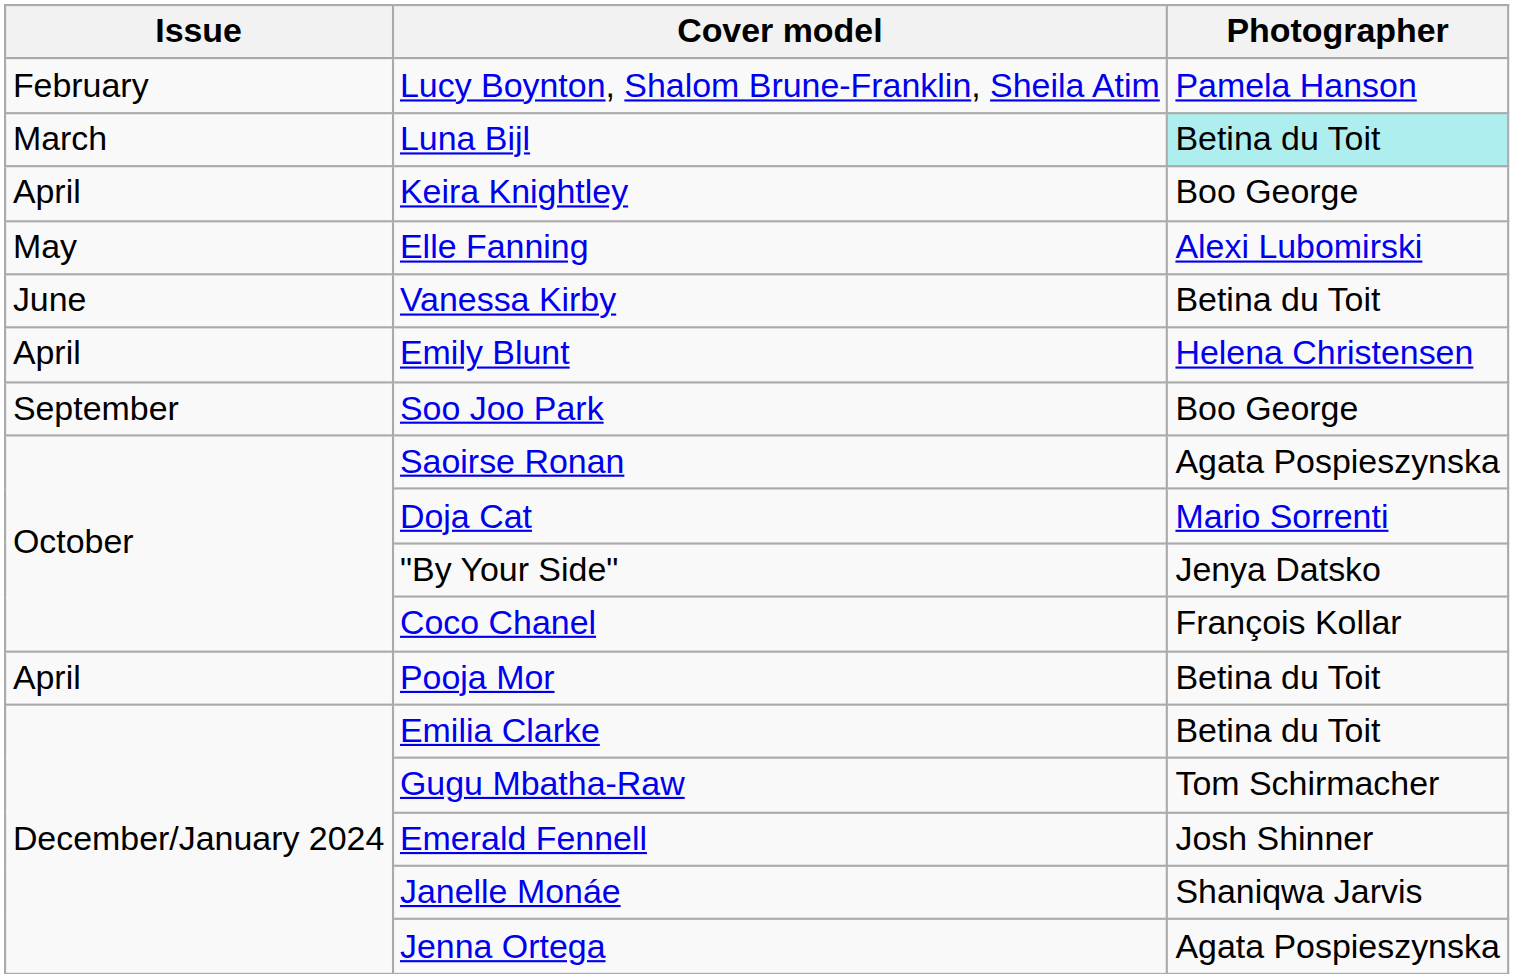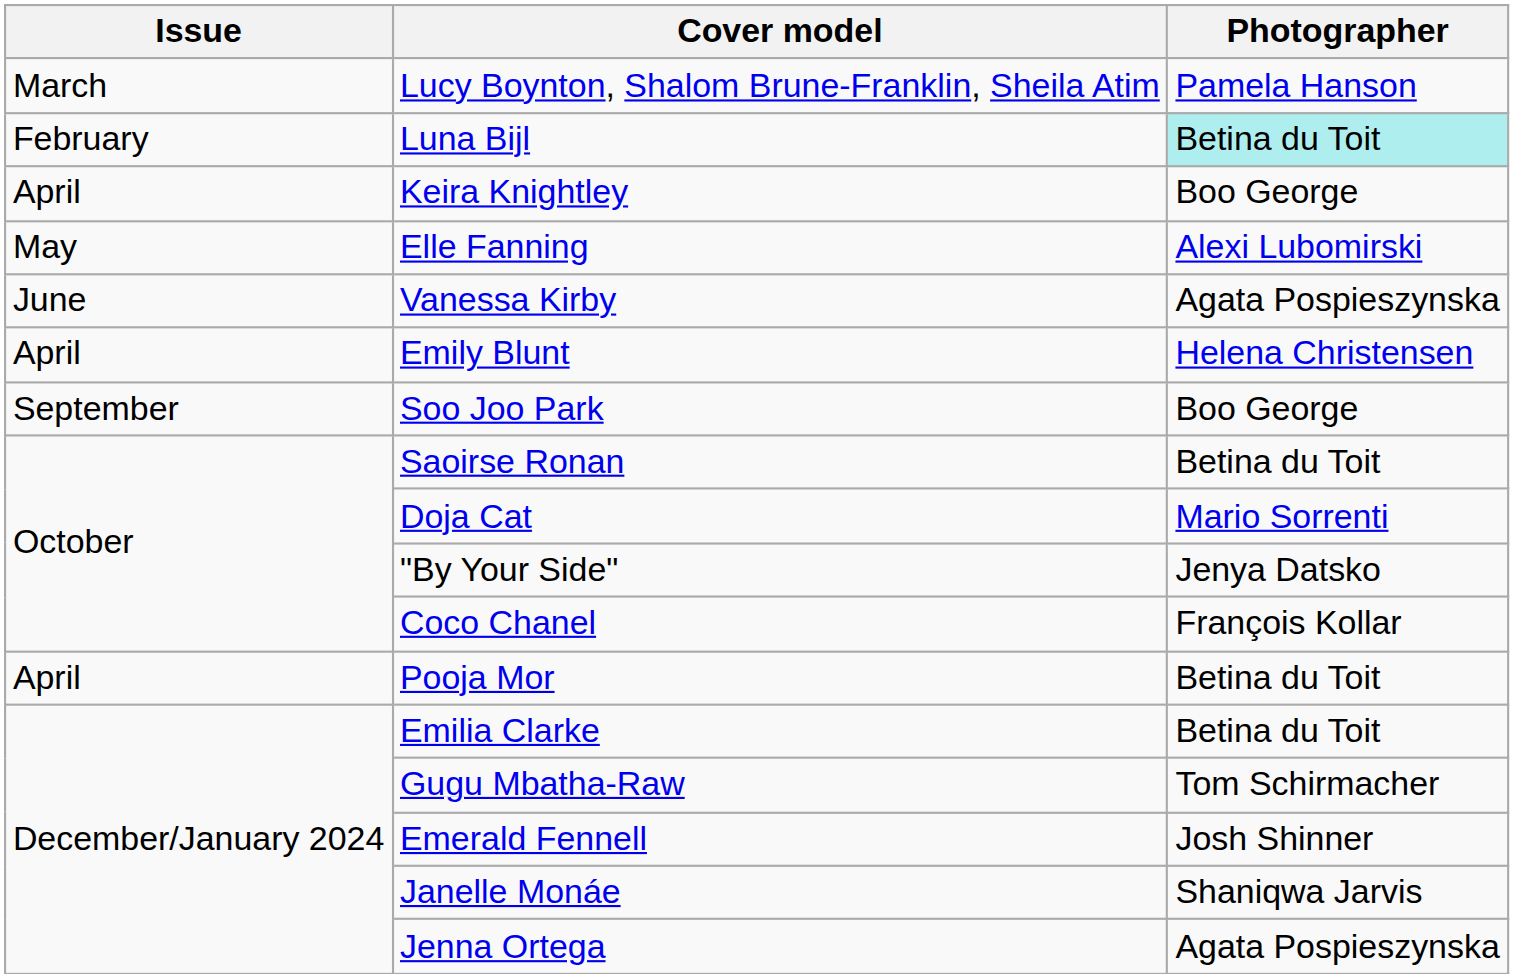(81, 85) February -> (60, 85) March
(60, 138) March -> (81, 138) February
(1278, 300) Betina du Toit -> (1338, 300) Agata Pospieszynska
(1338, 461) Agata Pospieszynska -> (1278, 461) Betina du Toit
